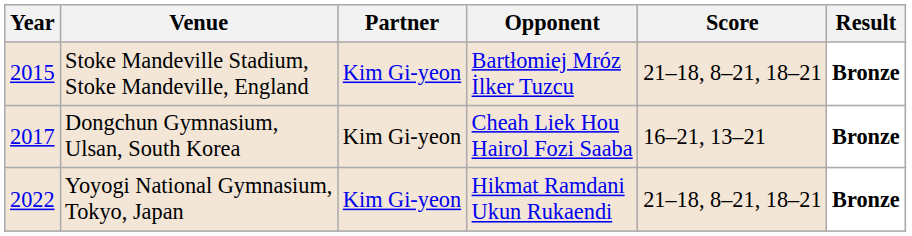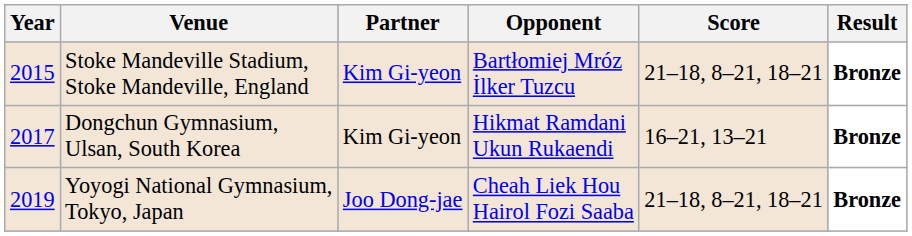(552, 136) Cheah Liek Hou Hairol Fozi Saaba -> (549, 136) Hikmat Ramdani Ukun Rukaendi
(32, 199) 2022 -> (32, 199) 2019
(402, 199) Kim Gi-yeon -> (403, 199) Joo Dong-jae
(548, 199) Hikmat Ramdani Ukun Rukaendi -> (553, 199) Cheah Liek Hou Hairol Fozi Saaba
